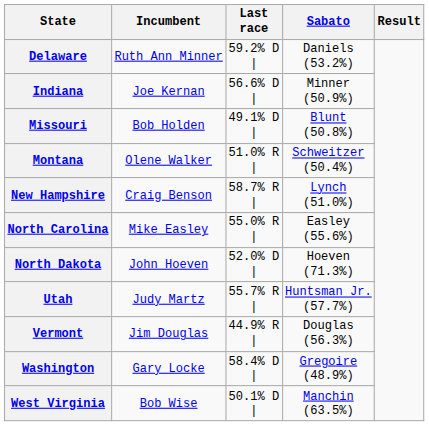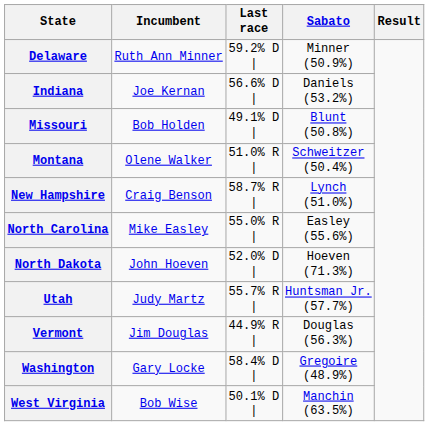(328, 56) Daniels (53.2%) -> (328, 56) Minner (50.9%)
(328, 91) Minner (50.9%) -> (328, 91) Daniels (53.2%)
